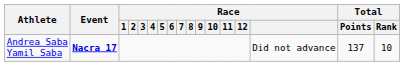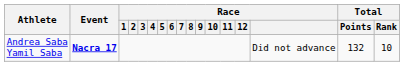(356, 47) 137 -> (356, 47) 132
